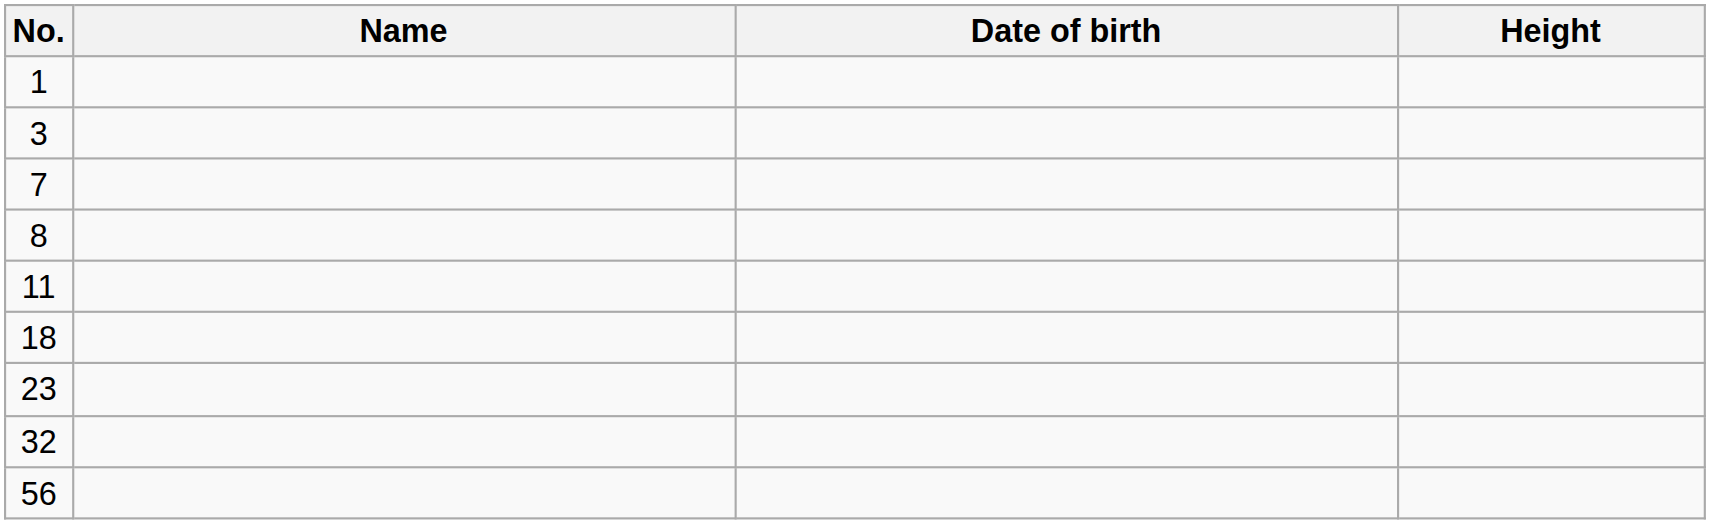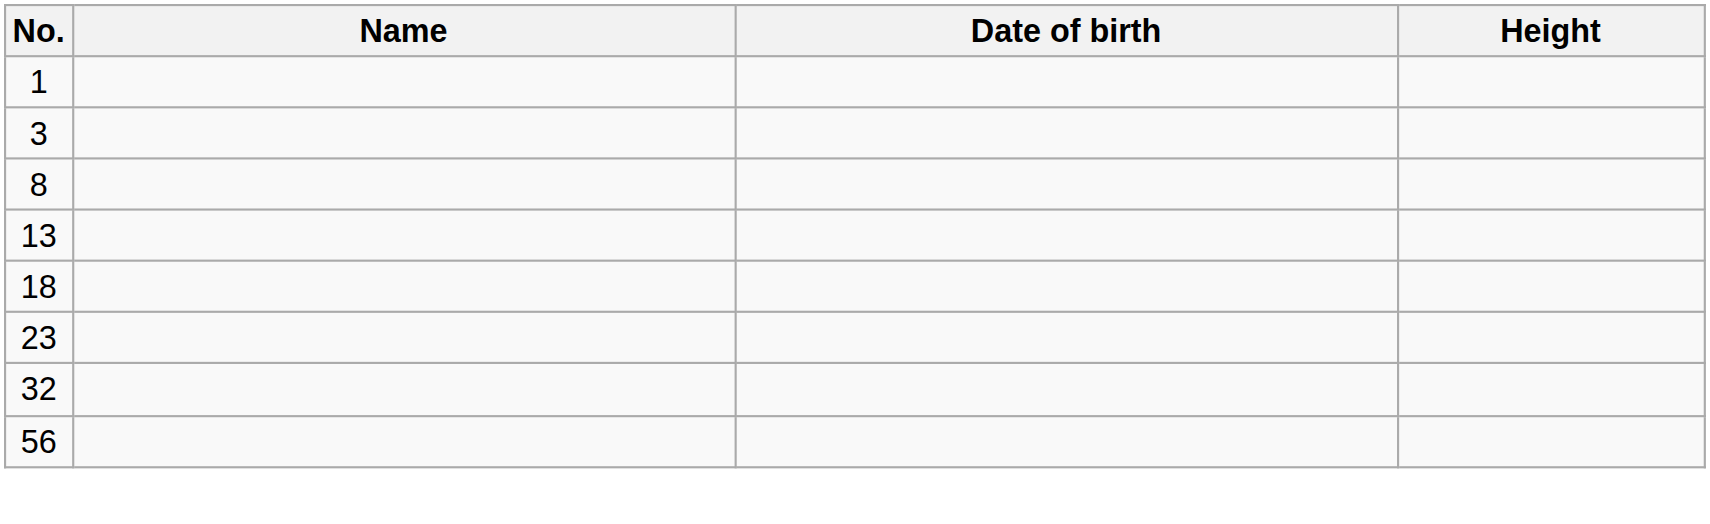- row: (39, 185)
- row: (39, 287)
+ row: (39, 236)
